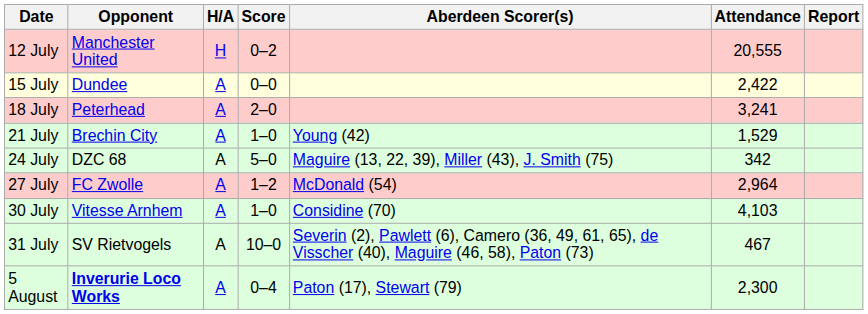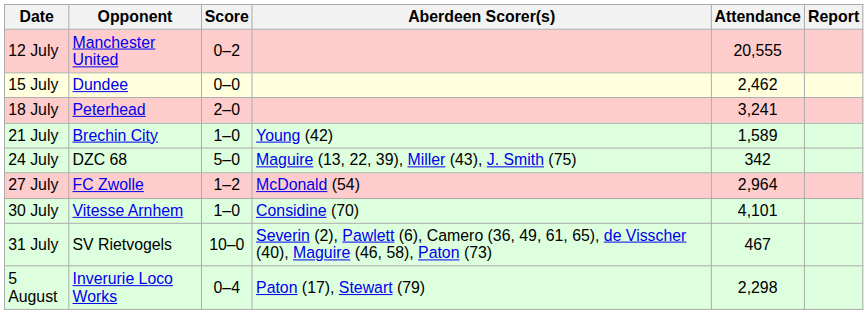- column: (221, 17)
(758, 85) 2,422 -> (758, 85) 2,462
(758, 135) 1,529 -> (758, 135) 1,589
(758, 210) 4,103 -> (758, 210) 4,101
(126, 287) bold -> (123, 287) normal
(758, 287) 2,300 -> (758, 287) 2,298
